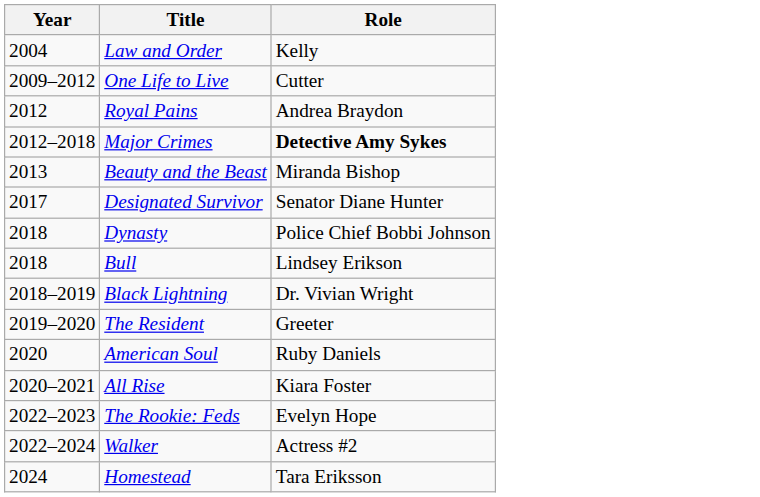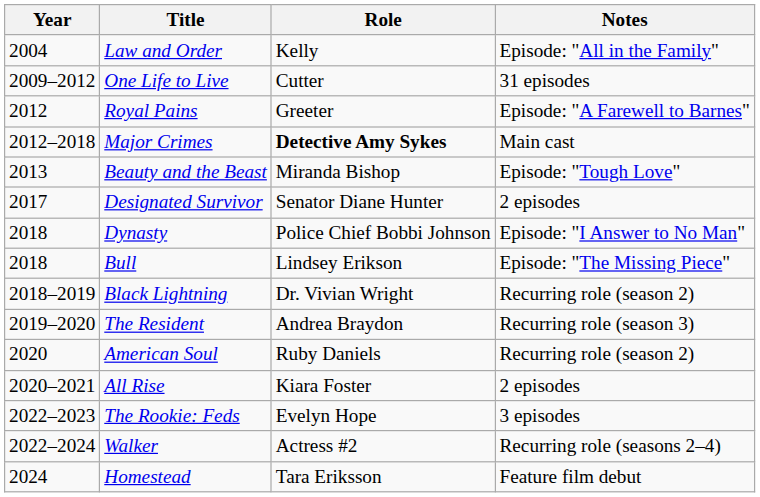+ column: (625, 19)
(339, 111) Andrea Braydon -> (305, 111) Greeter
(305, 324) Greeter -> (339, 324) Andrea Braydon
